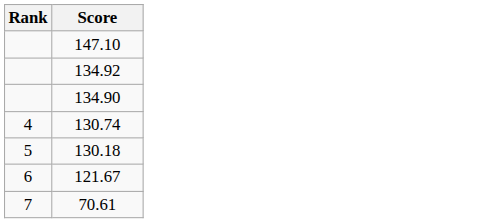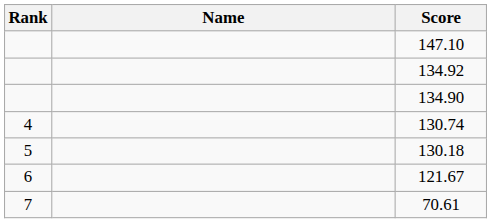+ column: (223, 17)
